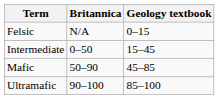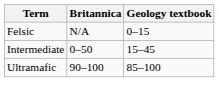- row: (21, 67)
